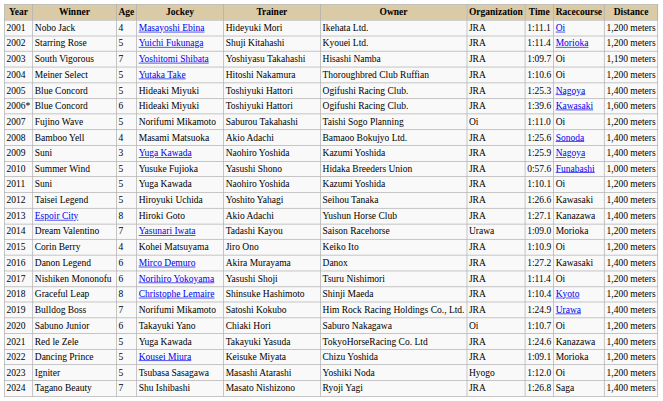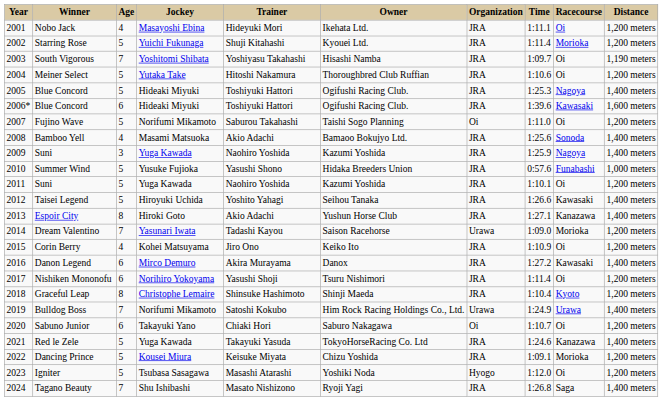(477, 310) JRA -> (482, 310) Urawa
